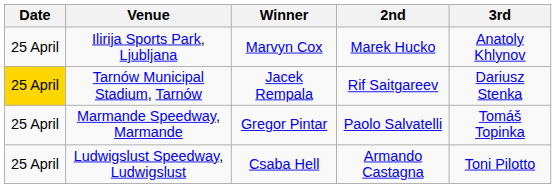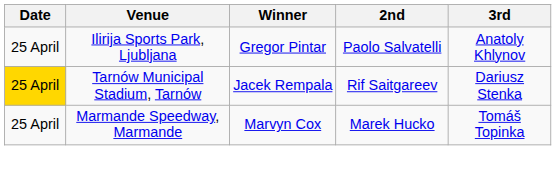(284, 46) Marvyn Cox -> (283, 46) Gregor Pintar
(393, 46) Marek Hucko -> (392, 46) Paolo Salvatelli
(284, 124) Gregor Pintar -> (283, 124) Marvyn Cox
(393, 124) Paolo Salvatelli -> (392, 124) Marek Hucko
- row: (148, 163)
